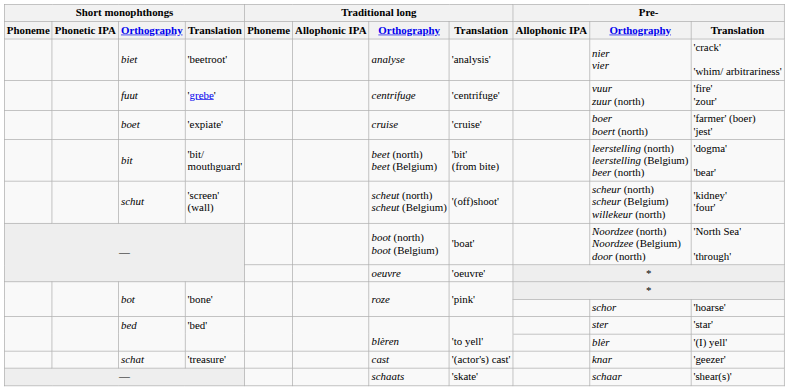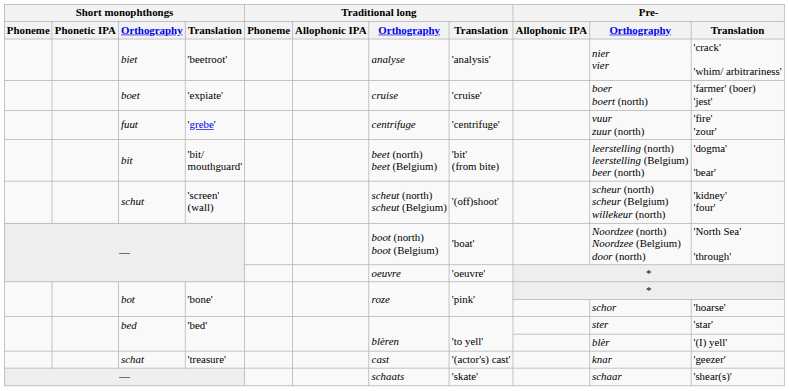rows swapped: (129, 95) <-> (130, 124)
